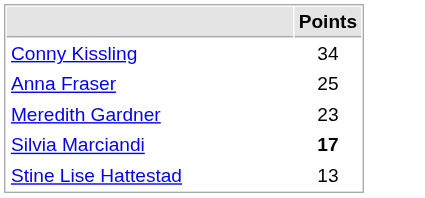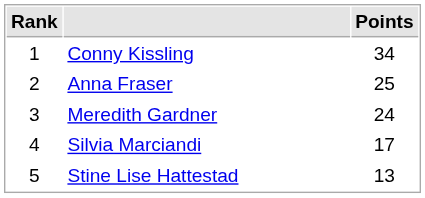+ column: (34, 21)
(328, 115) 23 -> (384, 115) 24
(328, 145) bold -> (384, 145) normal
